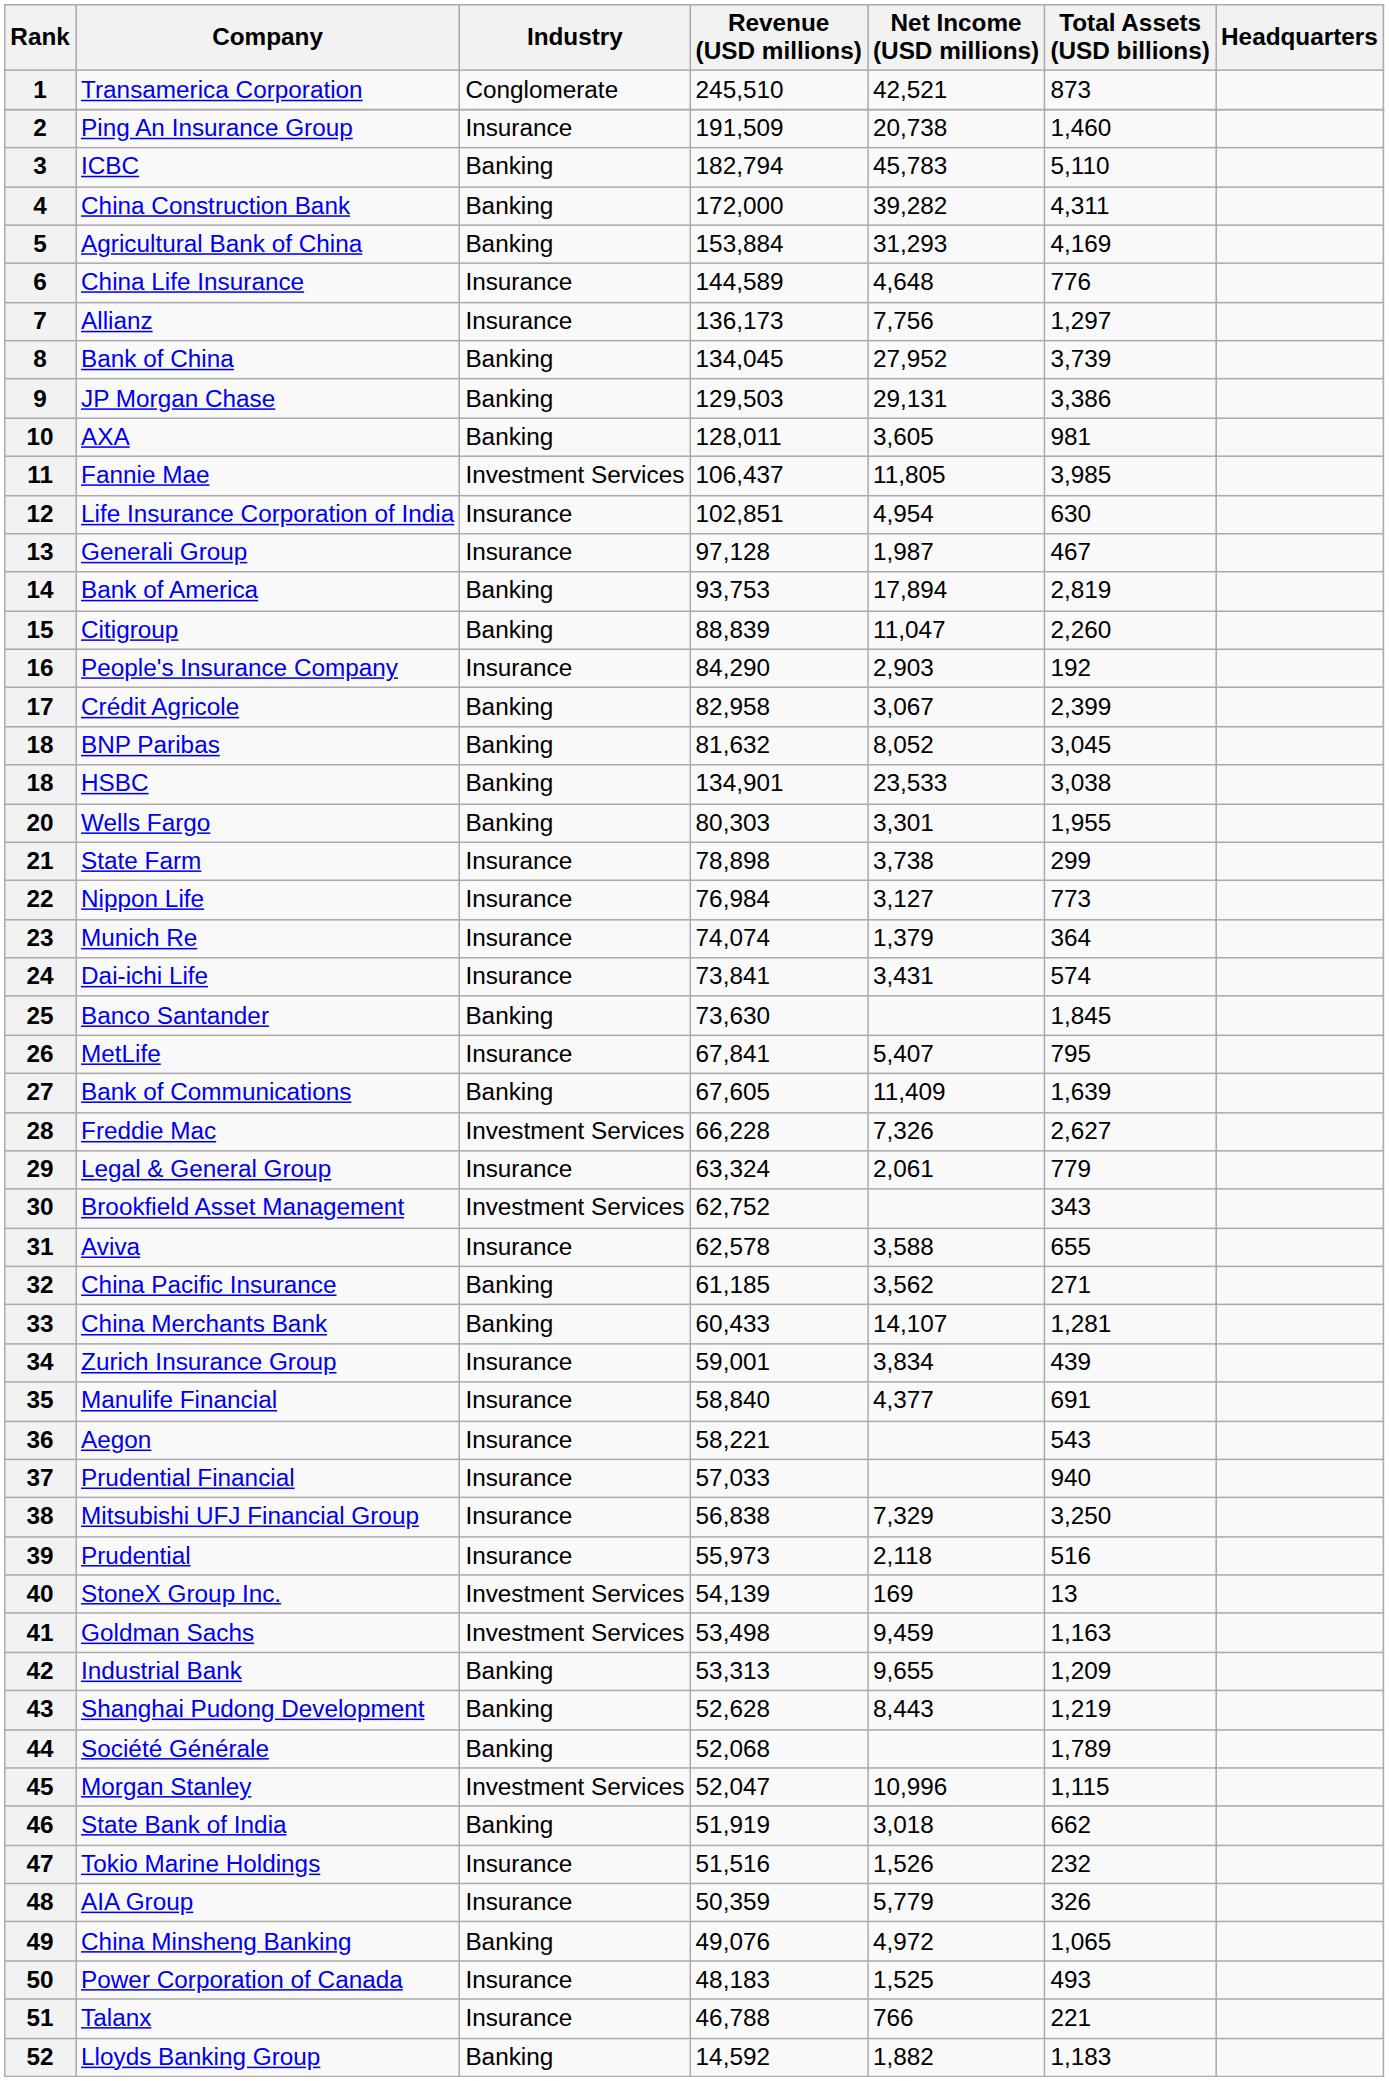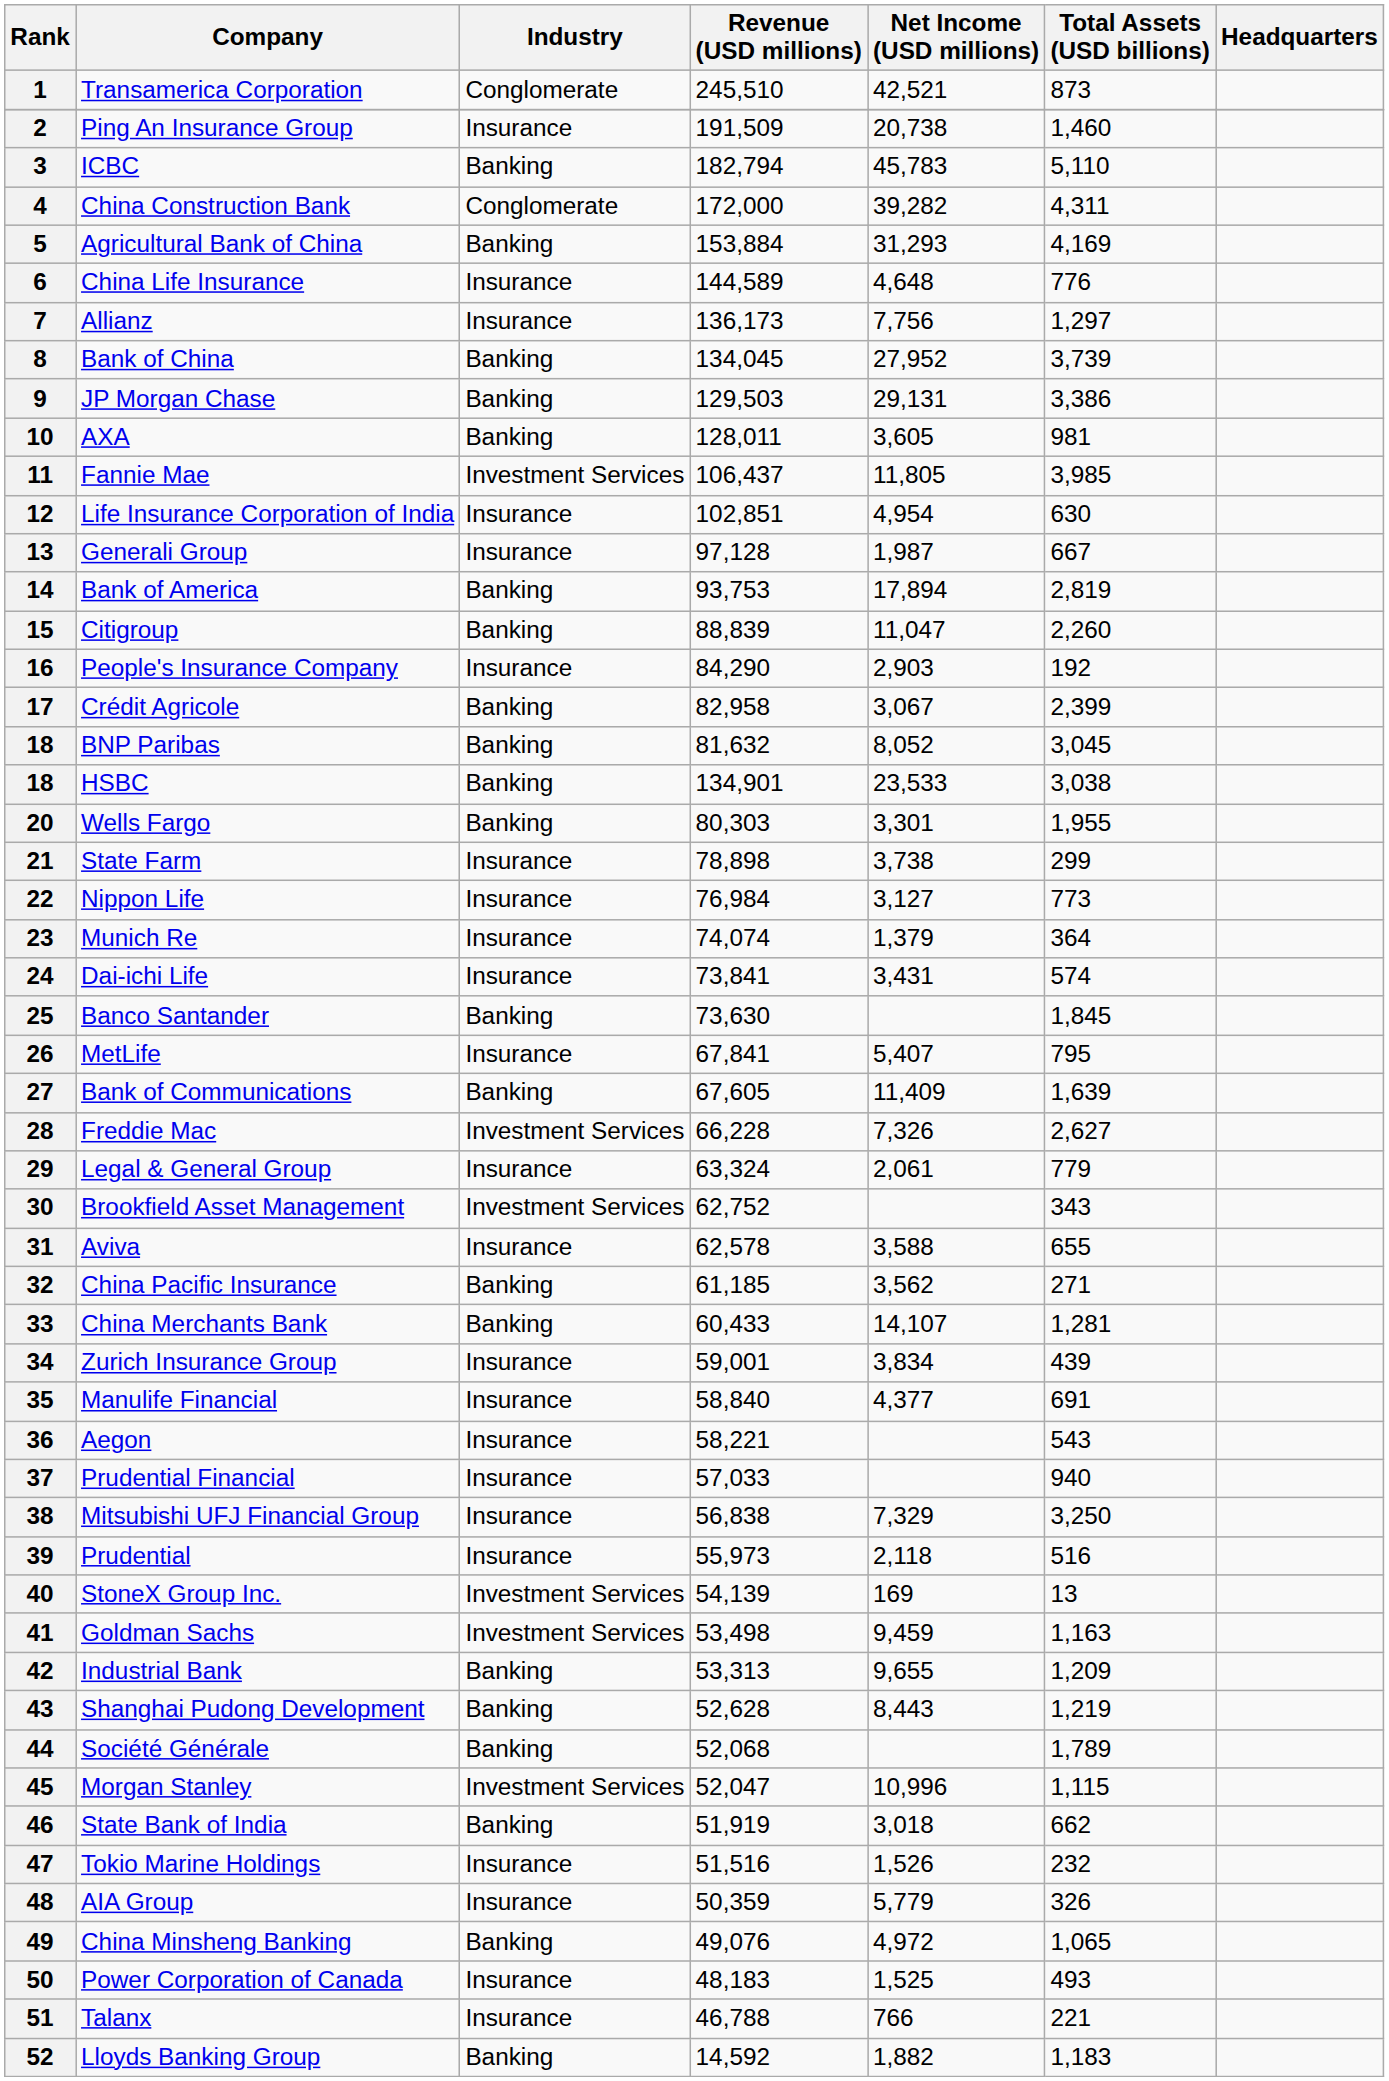(509, 205) Banking -> (542, 205) Conglomerate
(1071, 552) 467 -> (1071, 552) 667
